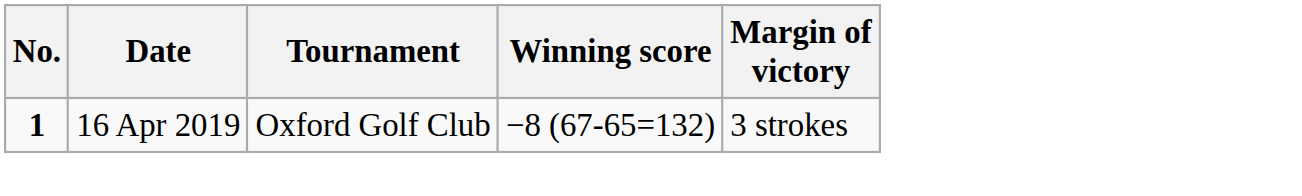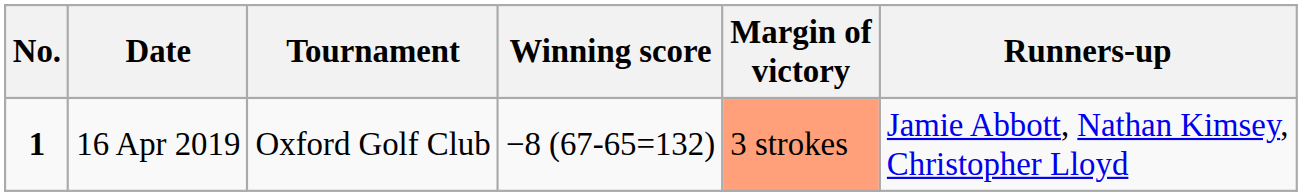+ column: (1088, 51)
(789, 124) no background -> (789, 144) lightsalmon background
